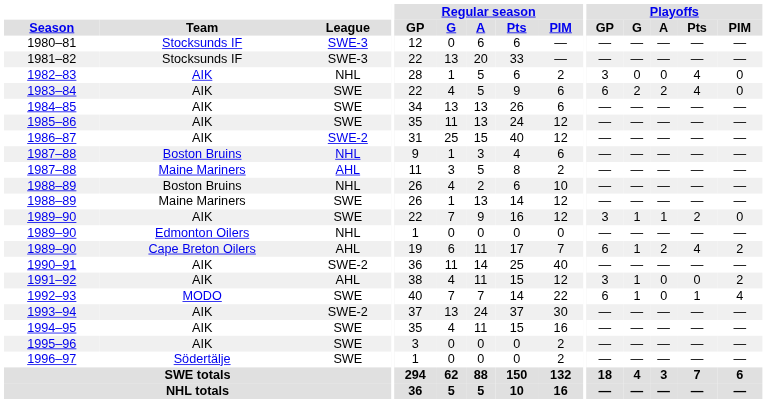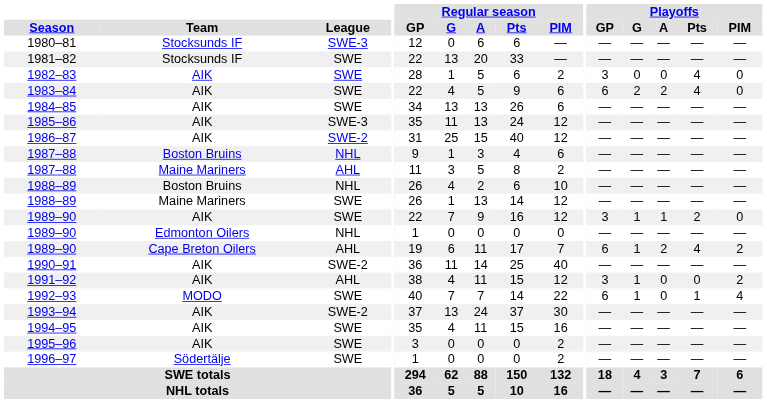(348, 59) SWE-3 -> (348, 59) SWE
(348, 75) NHL -> (348, 75) SWE
(348, 122) SWE -> (348, 122) SWE-3
